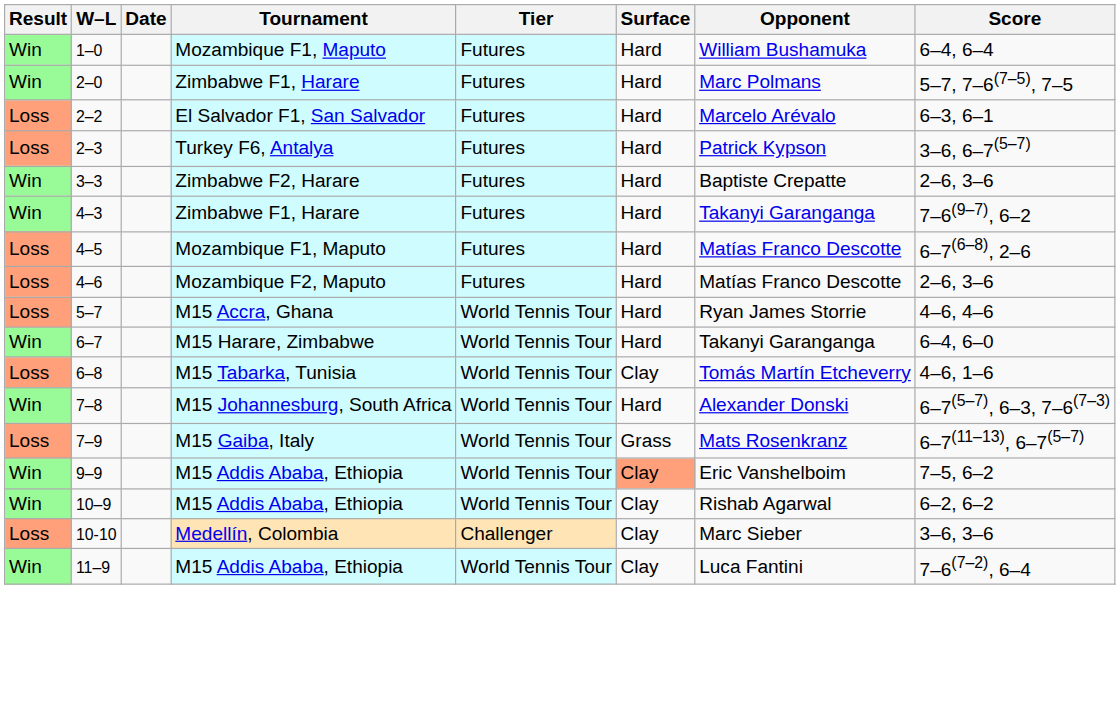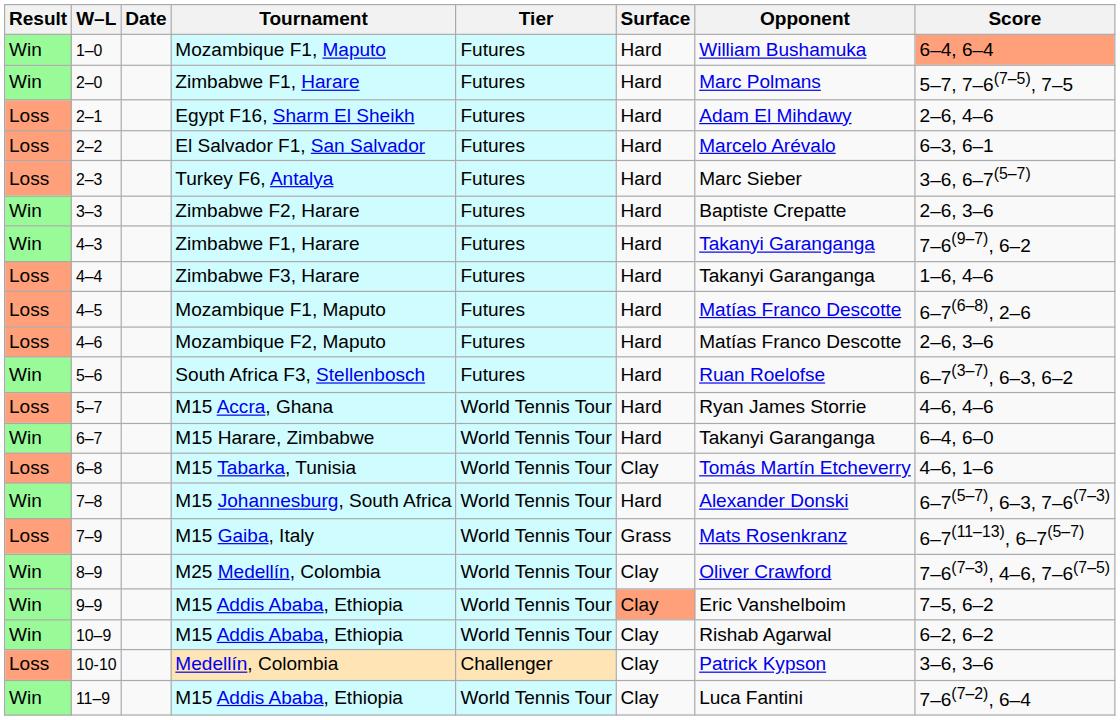(957, 49) no background -> (957, 49) lightsalmon background
+ row: (89, 116)
(763, 148) Patrick Kypson -> (751, 178) Marc Sieber
+ row: (89, 277)
+ row: (89, 376)
+ row: (89, 572)
(751, 533) Marc Sieber -> (763, 664) Patrick Kypson
